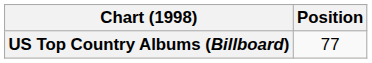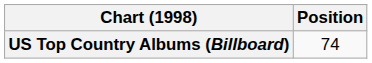(330, 44) 77 -> (330, 44) 74
